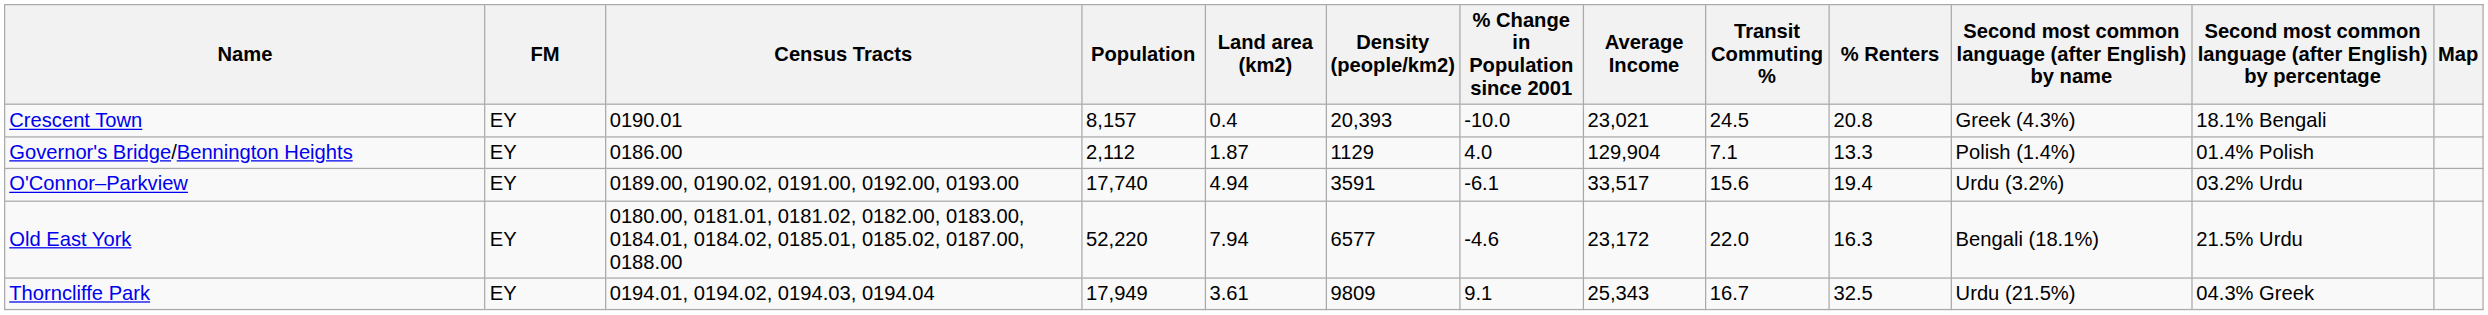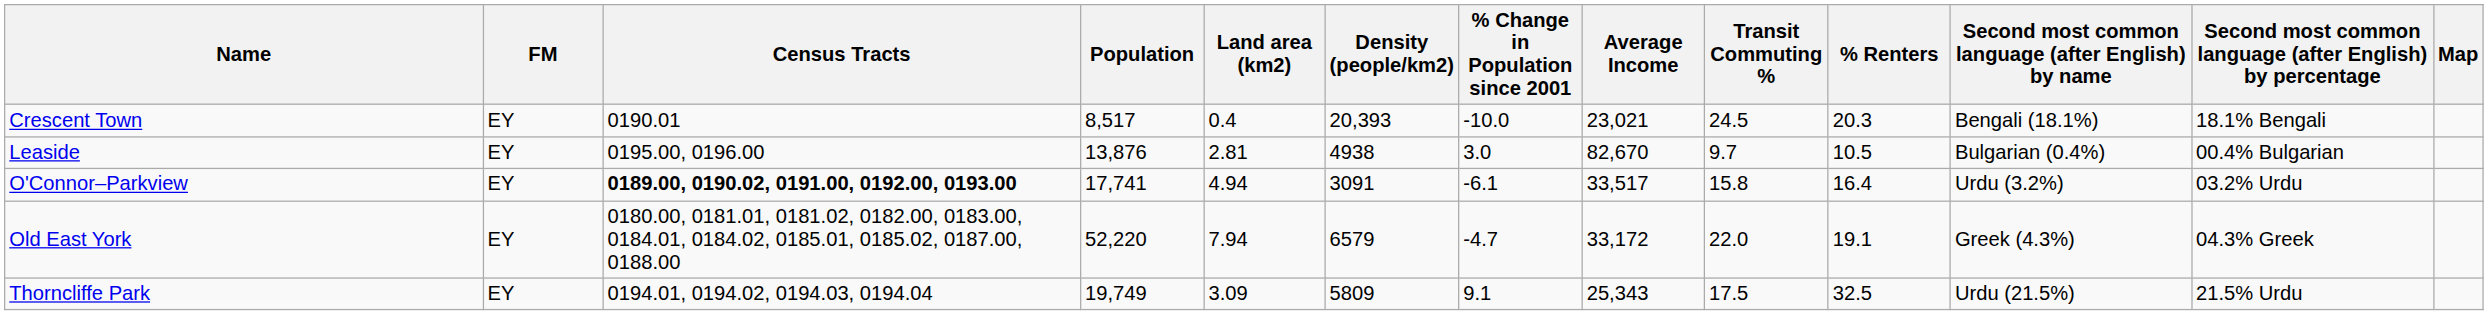(1111, 120) 8,157 -> (1110, 120) 8,517
(1853, 120) 20.8 -> (1852, 120) 20.3
(2016, 120) Greek (4.3%) -> (2027, 120) Bengali (18.1%)
- row: (181, 152)
+ row: (45, 152)
(814, 184) normal -> (812, 184) bold
(1117, 184) 17,740 -> (1116, 184) 17,741
(1353, 184) 3591 -> (1352, 184) 3091
(1729, 184) 15.6 -> (1729, 184) 15.8
(1853, 184) 19.4 -> (1852, 184) 16.4
(1353, 239) 6577 -> (1352, 239) 6579
(1482, 239) -4.6 -> (1481, 239) -4.7
(1618, 239) 23,172 -> (1618, 239) 33,172
(1853, 239) 16.3 -> (1852, 239) 19.1
(2027, 239) Bengali (18.1%) -> (2015, 239) Greek (4.3%)
(2250, 239) 21.5% Urdu -> (2255, 239) 04.3% Greek
(1117, 293) 17,949 -> (1116, 293) 19,749
(1229, 293) 3.61 -> (1228, 293) 3.09
(1353, 293) 9809 -> (1352, 293) 5809
(1729, 293) 16.7 -> (1729, 293) 17.5
(2255, 293) 04.3% Greek -> (2249, 293) 21.5% Urdu
